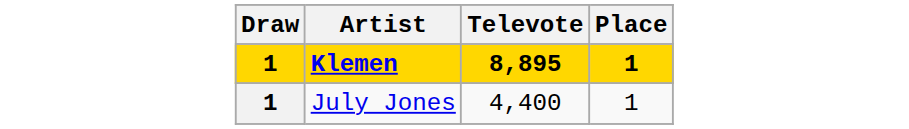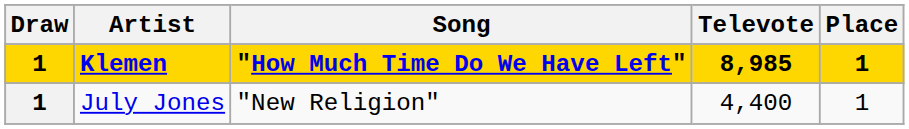+ column: (462, 25)
(525, 64) 8,895 -> (756, 64) 8,985
